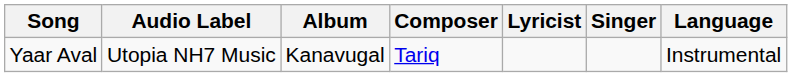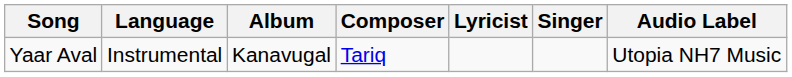columns swapped: (724, 21) <-> (191, 21)
